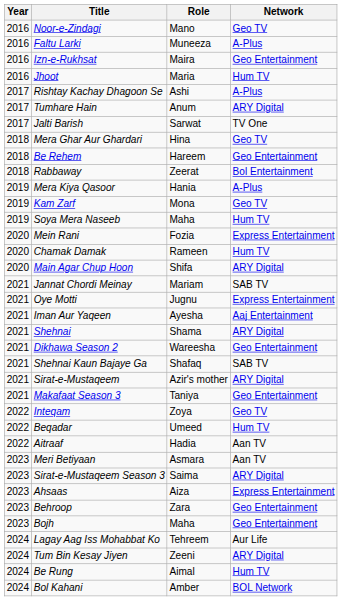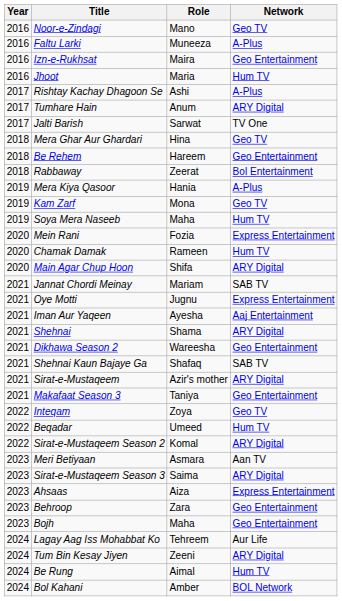+ row: (99, 444)
- row: (48, 444)
